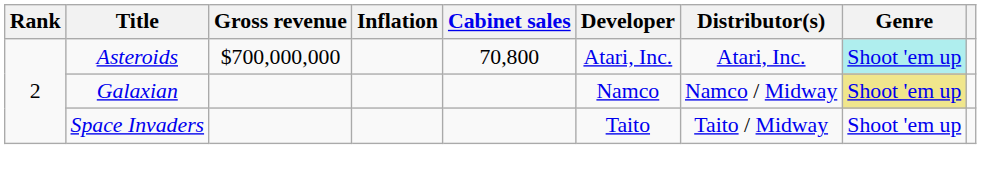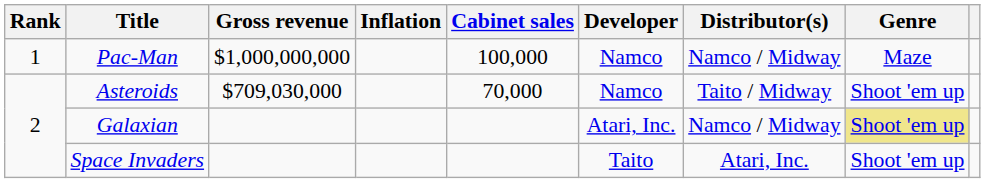+ row: (137, 56)
(280, 56) $700,000,000 -> (282, 90) $709,030,000
(509, 56) 70,800 -> (513, 90) 70,000
(628, 56) Atari, Inc. -> (631, 90) Namco
(761, 56) Atari, Inc. -> (764, 90) Taito / Midway
(904, 56) paleturquoise background -> (908, 90) no background
(628, 90) Namco -> (631, 125) Atari, Inc.
(761, 125) Taito / Midway -> (764, 159) Atari, Inc.
